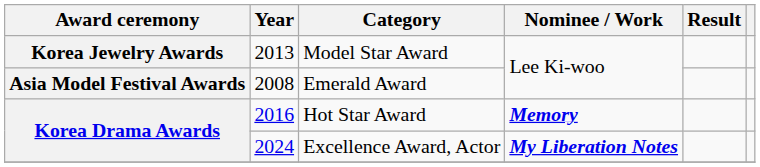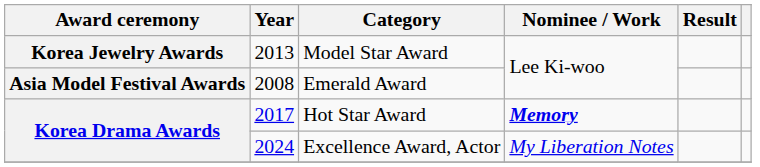(274, 114) 2016 -> (274, 114) 2017
(594, 146) bold -> (592, 146) normal
